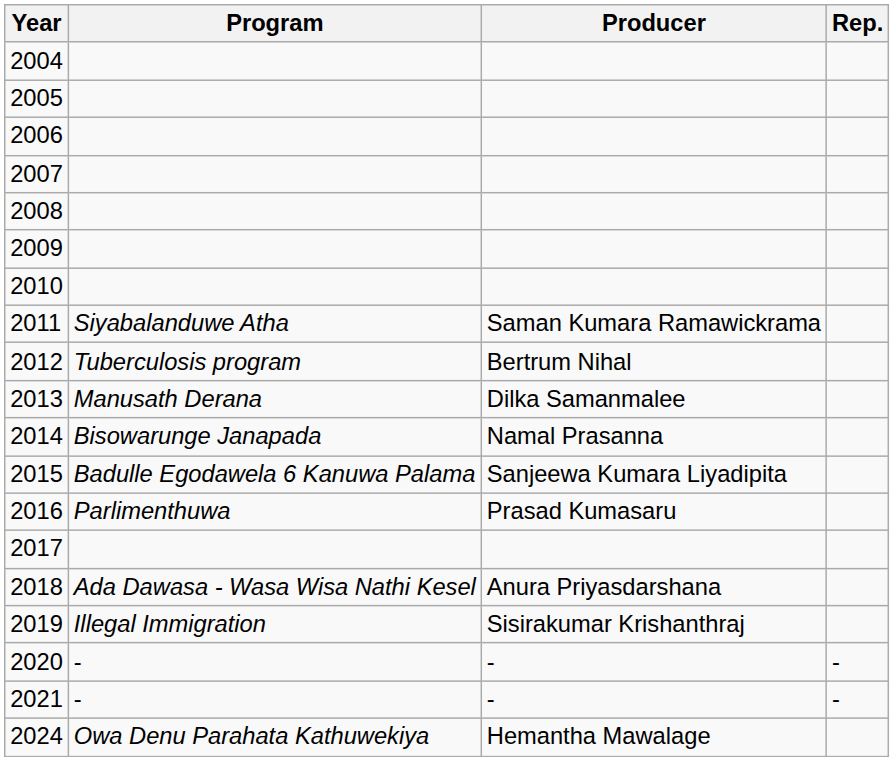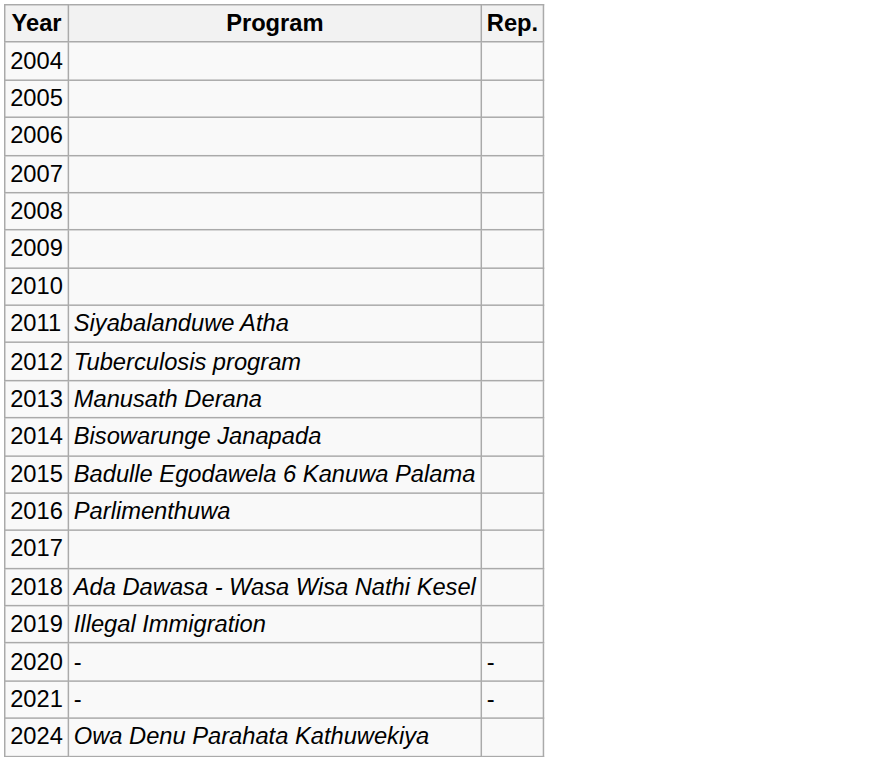- column: (654, 23)
